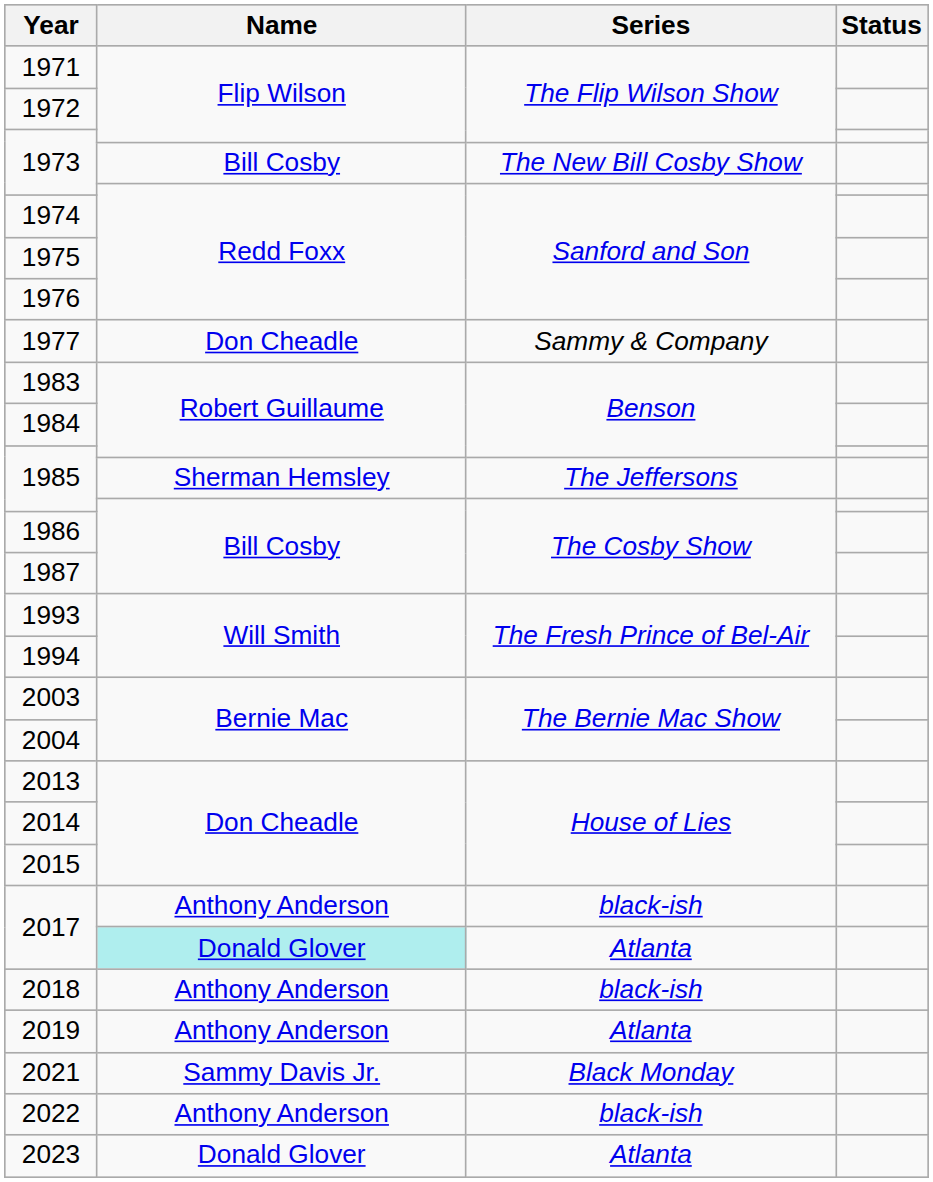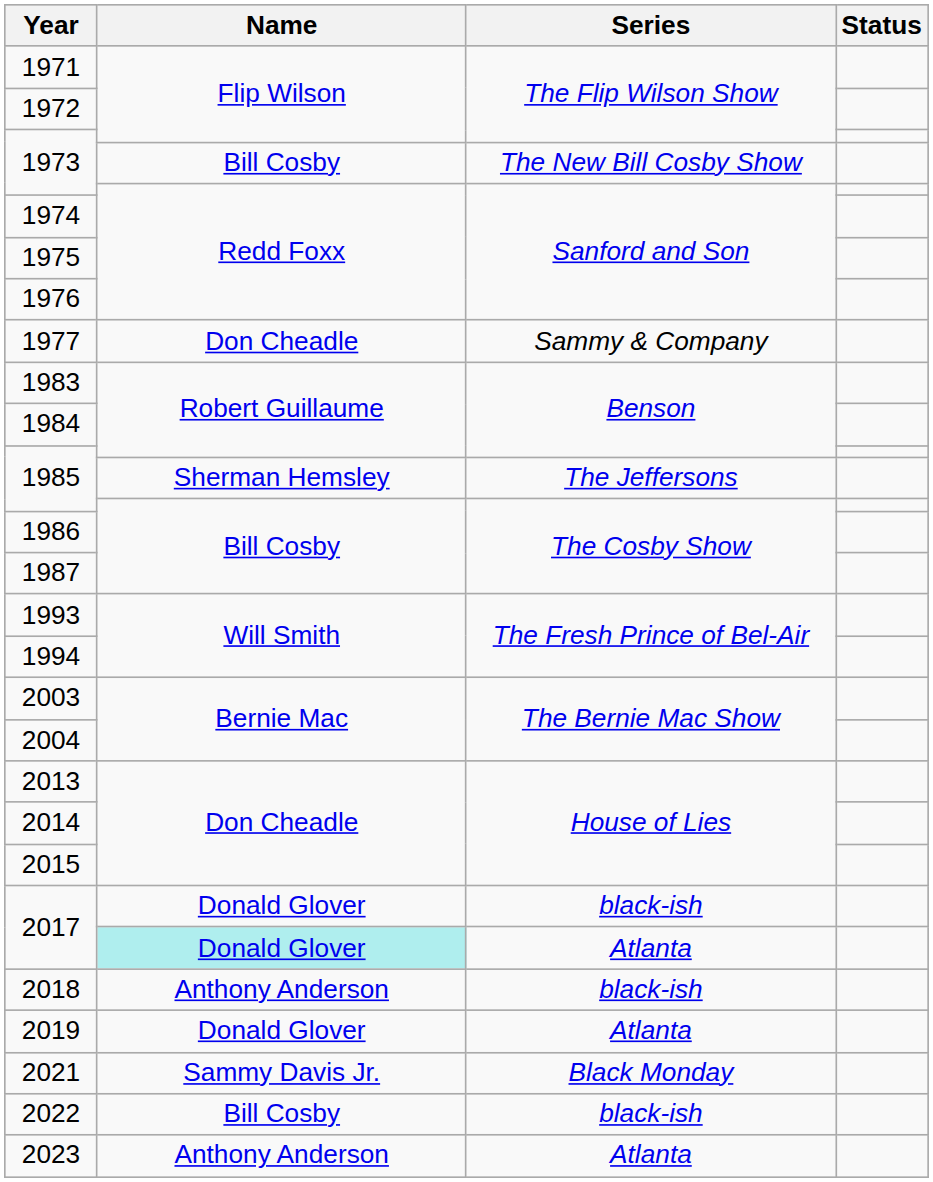(282, 905) Anthony Anderson -> (282, 905) Donald Glover
(282, 1030) Anthony Anderson -> (282, 1030) Donald Glover
(282, 1114) Anthony Anderson -> (282, 1114) Bill Cosby
(282, 1155) Donald Glover -> (282, 1155) Anthony Anderson
